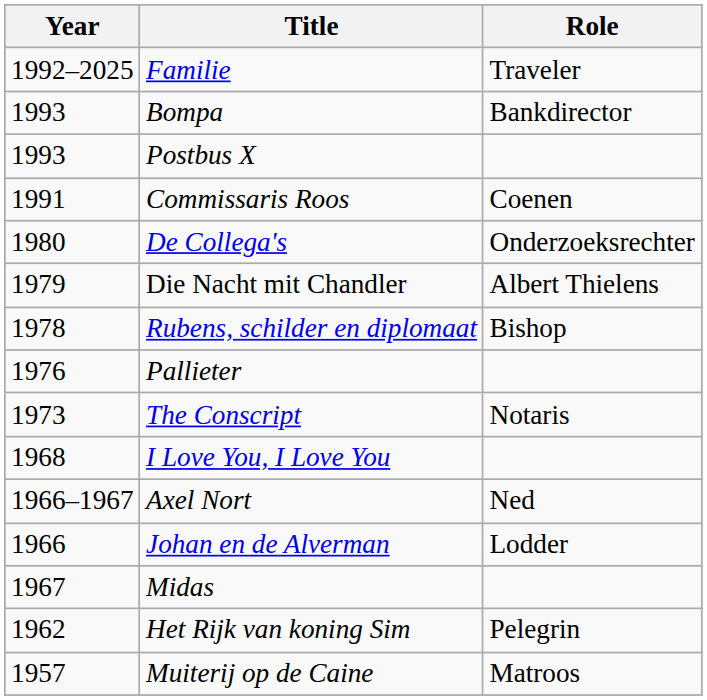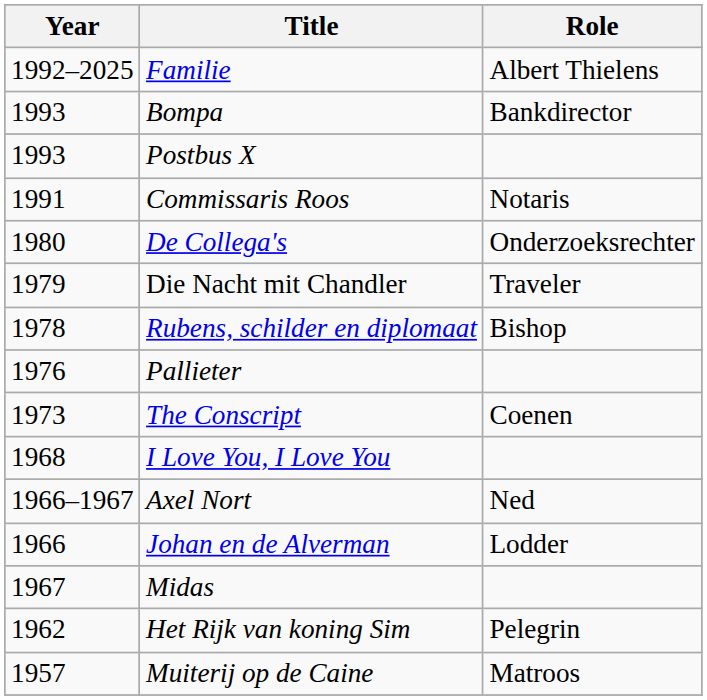(535, 69) Traveler -> (574, 69) Albert Thielens
(531, 198) Coenen -> (530, 198) Notaris
(574, 284) Albert Thielens -> (535, 284) Traveler
(530, 414) Notaris -> (531, 414) Coenen
